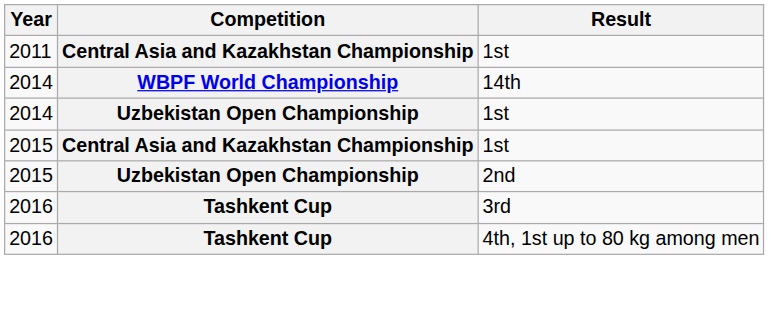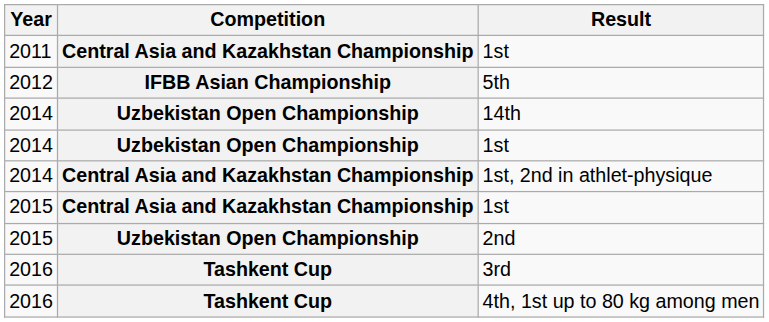+ row: (31, 82)
(268, 82) WBPF World Championship -> (268, 113) Uzbekistan Open Championship
+ row: (31, 176)
